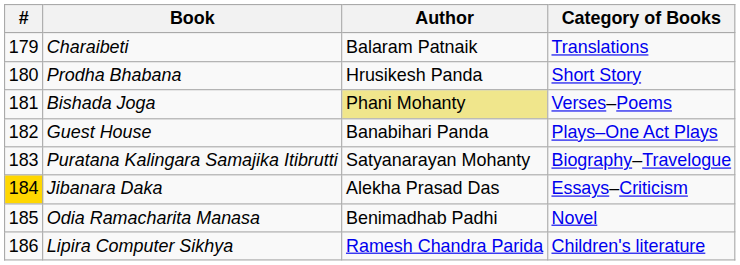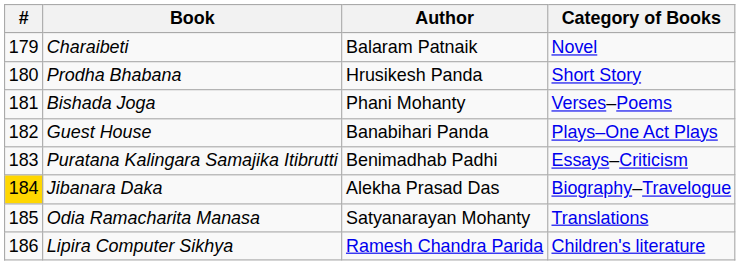(600, 47) Translations -> (574, 47) Novel
(406, 103) khaki background -> (406, 103) no background
(438, 160) Satyanarayan Mohanty -> (422, 160) Benimadhab Padhi
(641, 160) Biography–Travelogue -> (620, 160) Essays–Criticism
(620, 189) Essays–Criticism -> (641, 189) Biography–Travelogue
(422, 217) Benimadhab Padhi -> (438, 217) Satyanarayan Mohanty
(574, 217) Novel -> (600, 217) Translations
